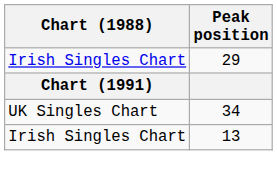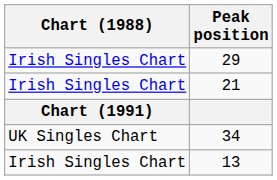+ row: (231, 86)
